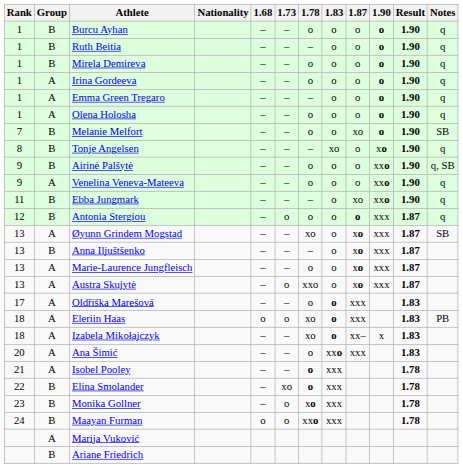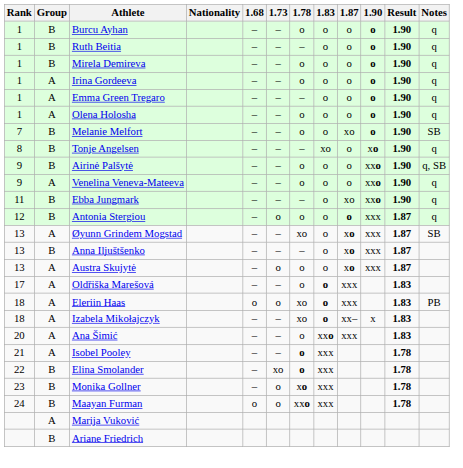- row: (132, 268)
(310, 285) xxo -> (302, 268) o
